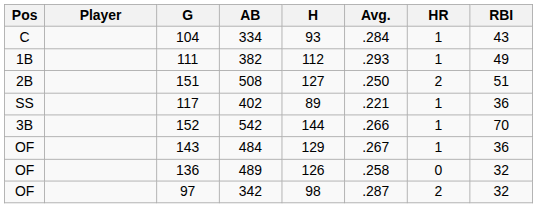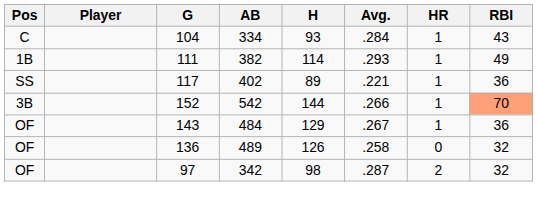(313, 59) 112 -> (313, 59) 114
- row: (188, 81)
(501, 125) no background -> (501, 103) lightsalmon background
